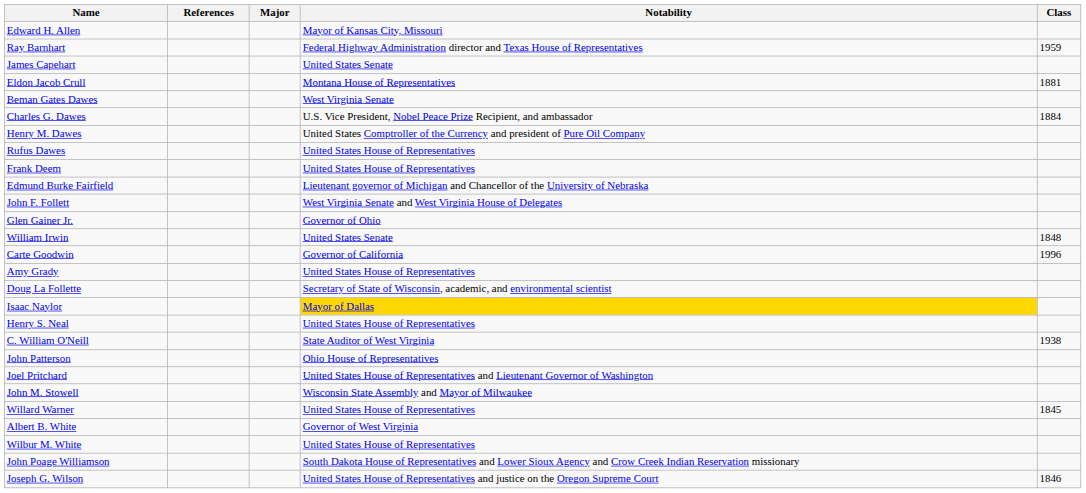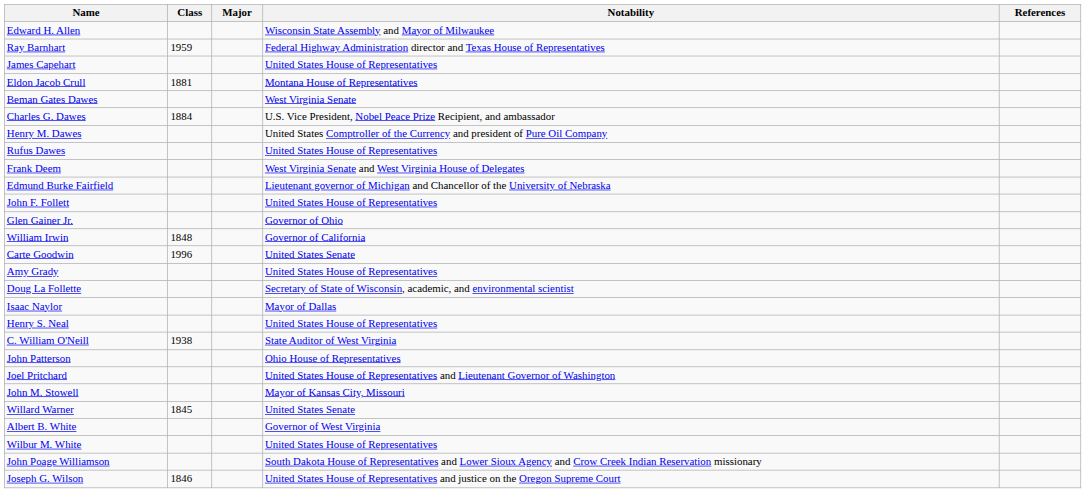columns swapped: (1059, 13) <-> (209, 13)
(373, 30) Mayor of Kansas City, Missouri -> (380, 30) Wisconsin State Assembly and Mayor of Milwaukee
(348, 64) United States Senate -> (351, 64) United States House of Representatives
(389, 168) United States House of Representatives -> (395, 168) West Virginia Senate and West Virginia House of Delegates
(432, 202) West Virginia Senate and West Virginia House of Delegates -> (351, 202) United States House of Representatives
(348, 237) United States Senate -> (315, 237) Governor of California
(353, 254) Governor of California -> (310, 254) United States Senate
(338, 306) gold background -> (301, 306) no background
(417, 392) Wisconsin State Assembly and Mayor of Milwaukee -> (335, 392) Mayor of Kansas City, Missouri
(389, 409) United States House of Representatives -> (310, 409) United States Senate
